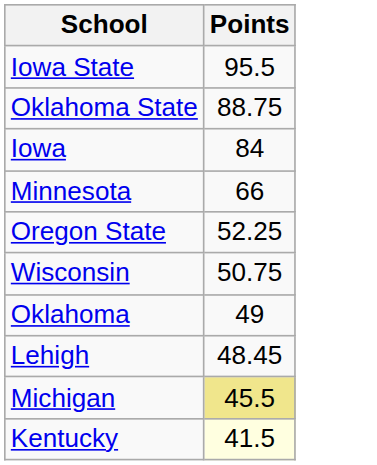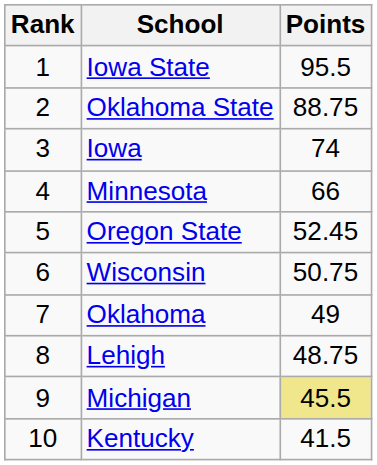+ column: (43, 25)
(250, 149) 84 -> (326, 149) 74
(250, 231) 52.25 -> (326, 231) 52.45
(250, 356) 48.45 -> (326, 356) 48.75
(250, 438) lightyellow background -> (326, 438) no background
